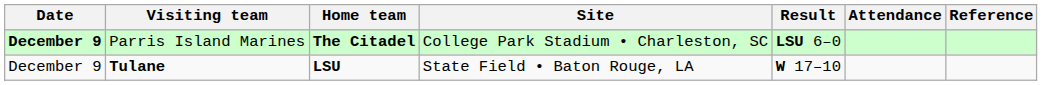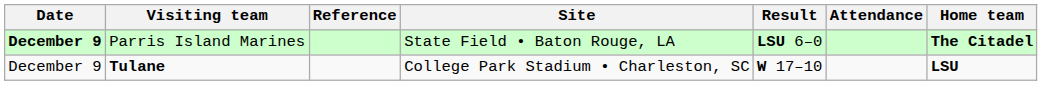columns swapped: (364, 18) <-> (991, 18)
(596, 43) College Park Stadium • Charleston, SC -> (540, 43) State Field • Baton Rouge, LA
(558, 68) State Field • Baton Rouge, LA -> (577, 68) College Park Stadium • Charleston, SC
